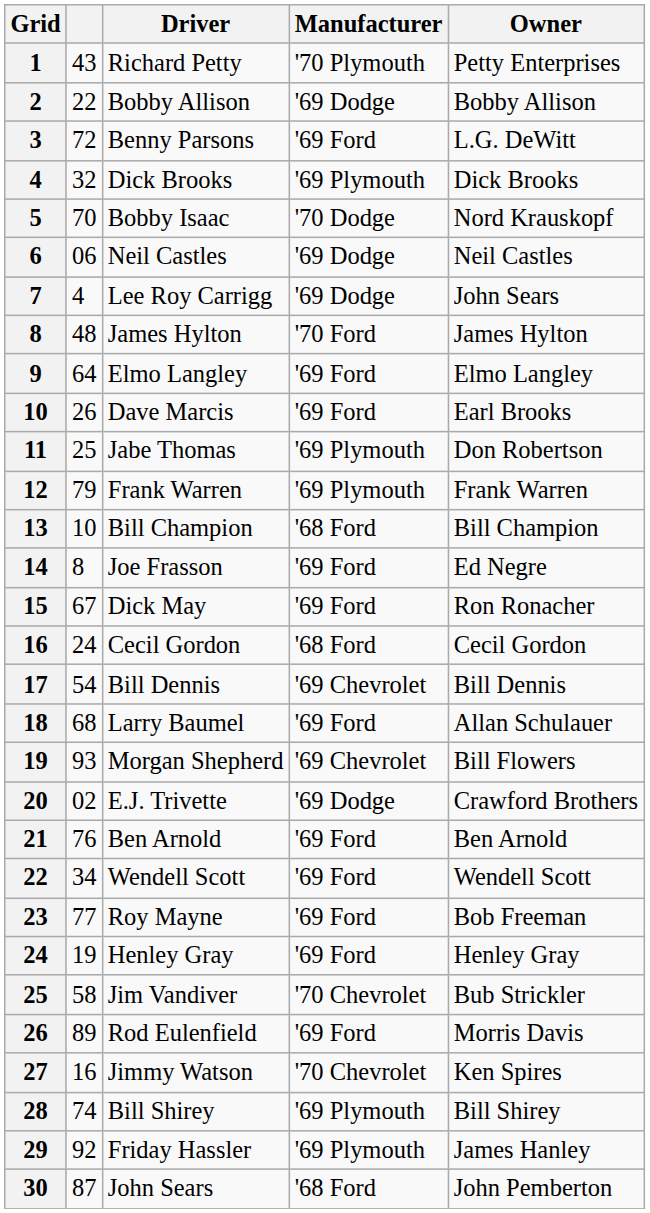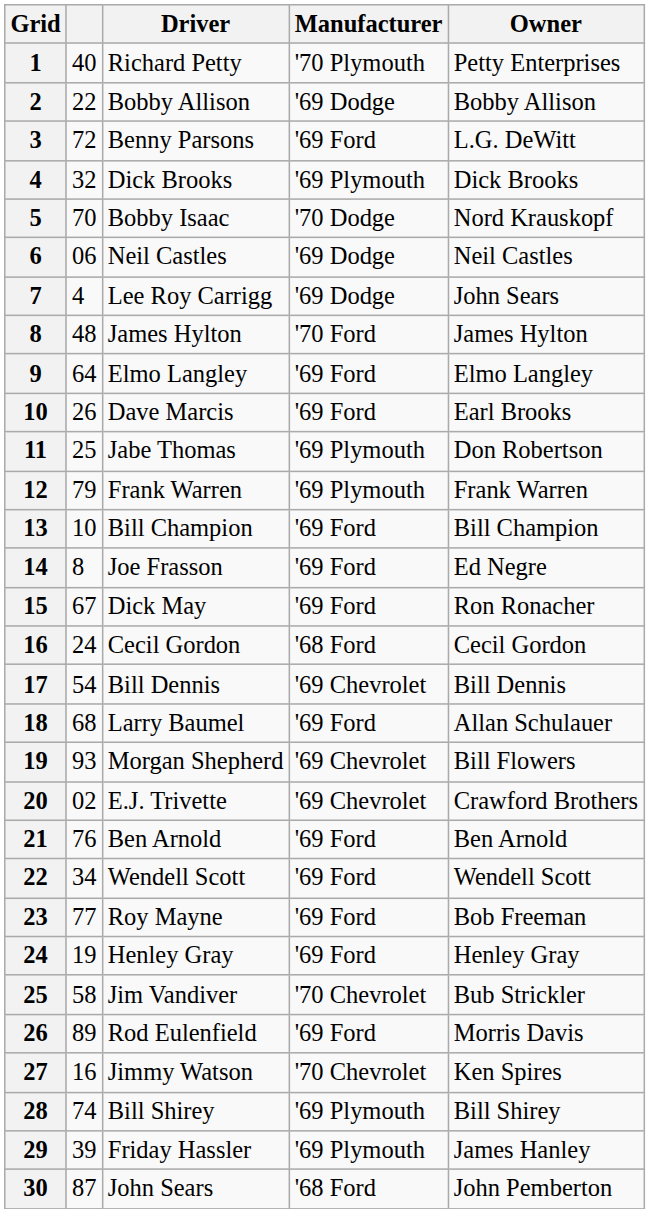(84, 62) 43 -> (84, 62) 40
(335, 528) '68 Ford -> (335, 528) '69 Ford
(345, 800) '69 Dodge -> (360, 800) '69 Chevrolet
(84, 1149) 92 -> (84, 1149) 39
